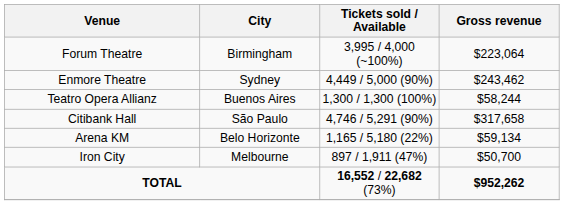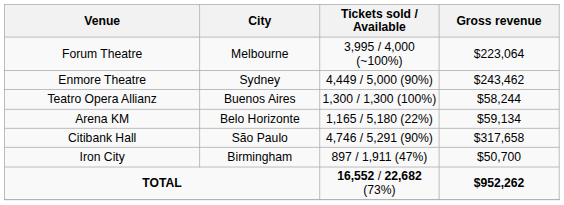(260, 53) Birmingham -> (260, 53) Melbourne
rows swapped: (102, 137) <-> (102, 118)
(260, 157) Melbourne -> (260, 157) Birmingham
